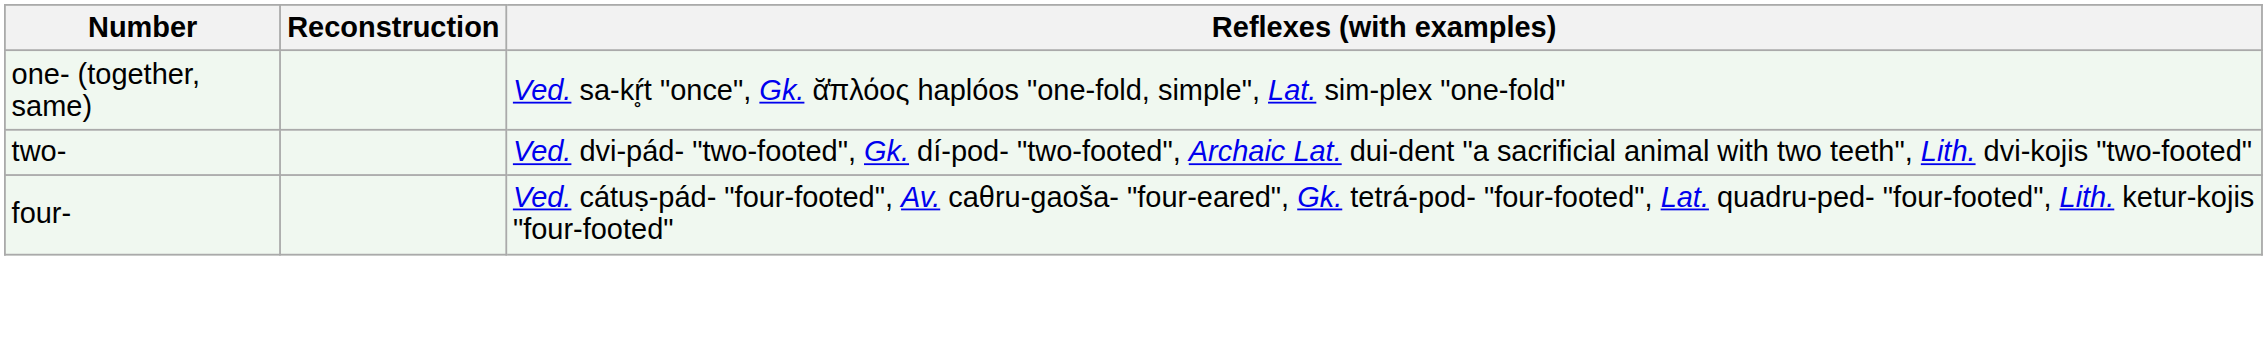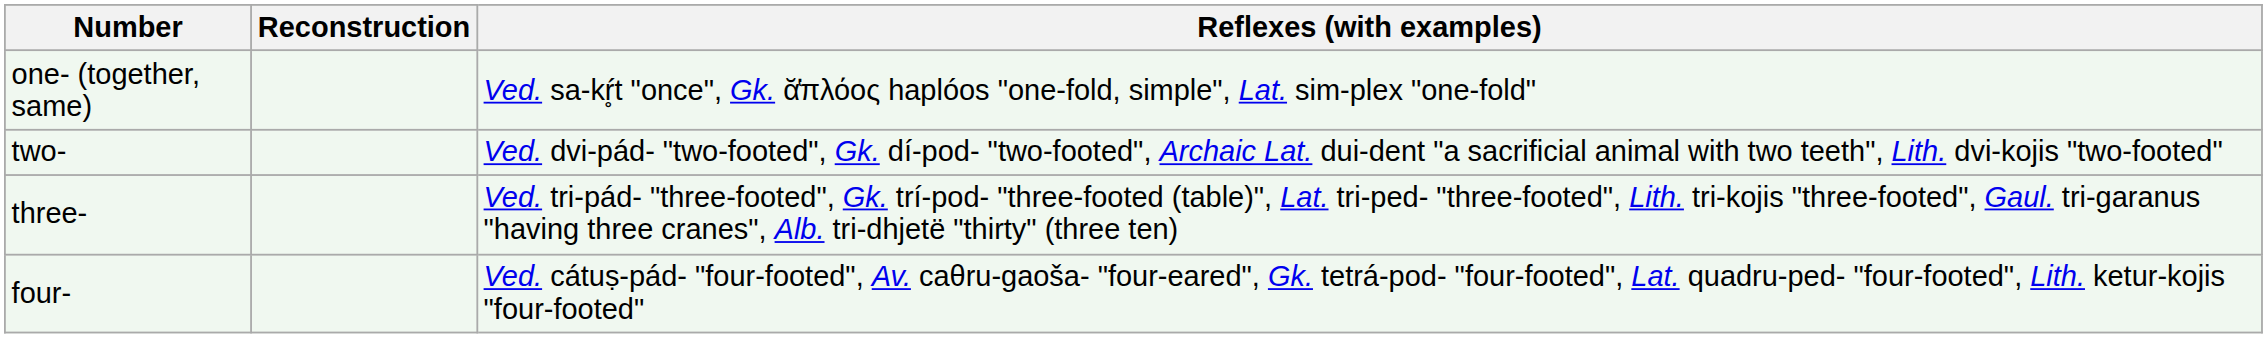+ row: (49, 214)
